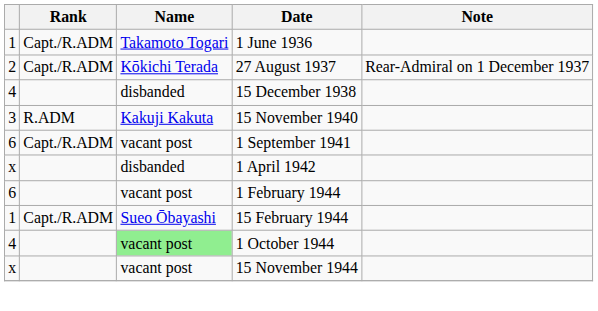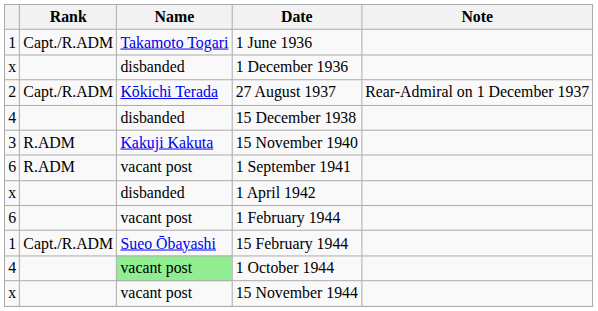+ row: (292, 67)
(68, 142) Capt./R.ADM -> (49, 167) R.ADM
